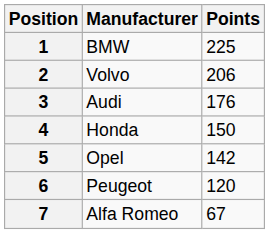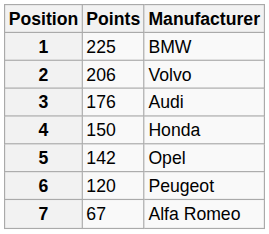columns swapped: (142, 19) <-> (233, 19)
